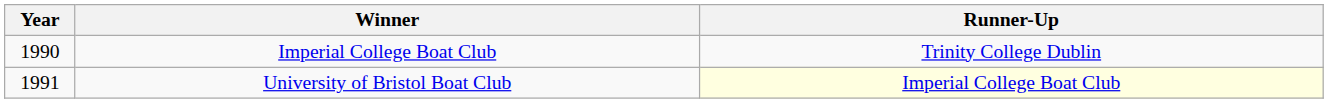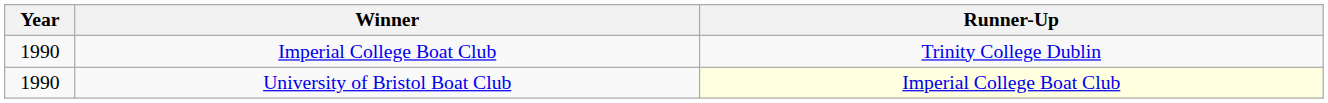(40, 82) 1991 -> (40, 82) 1990
